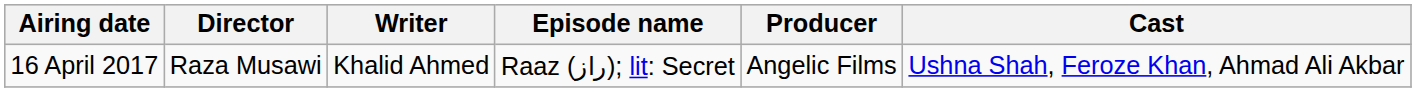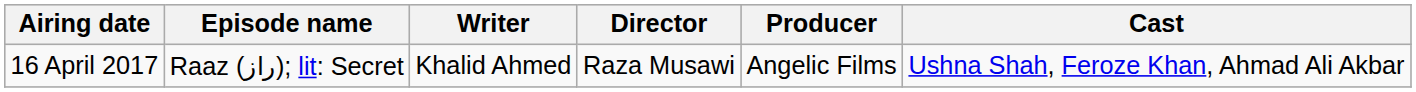columns swapped: (618, 24) <-> (246, 24)
